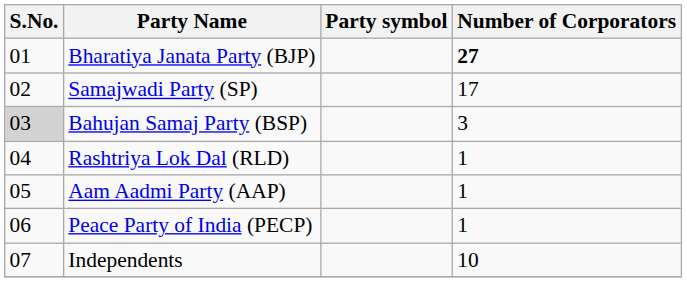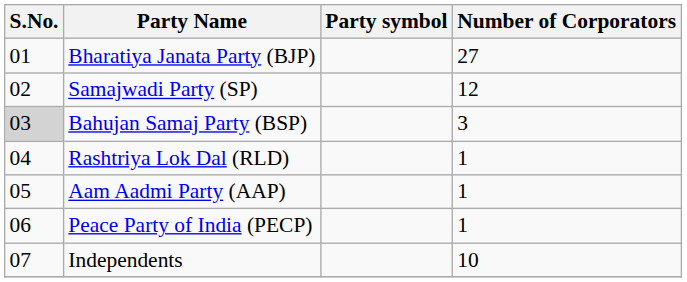(468, 55) bold -> (468, 55) normal
(468, 89) 17 -> (468, 89) 12
